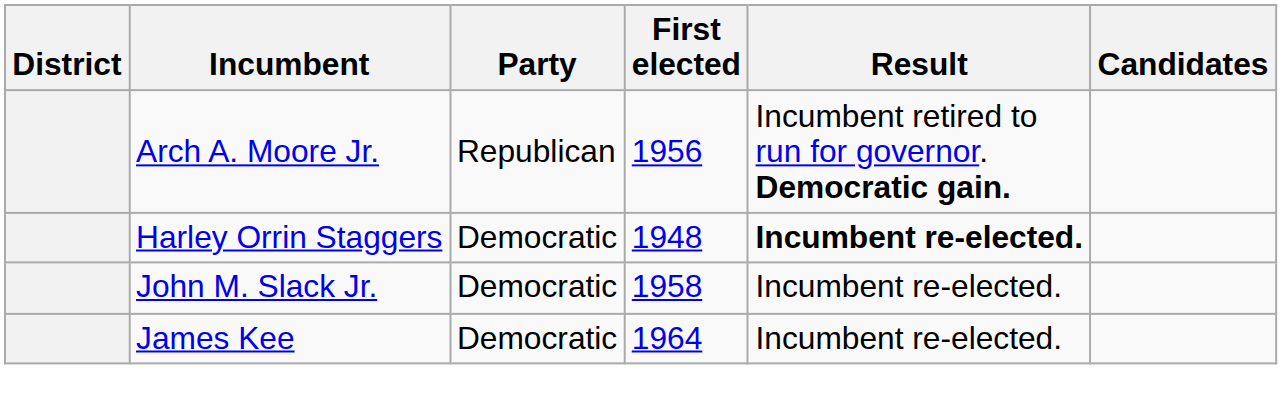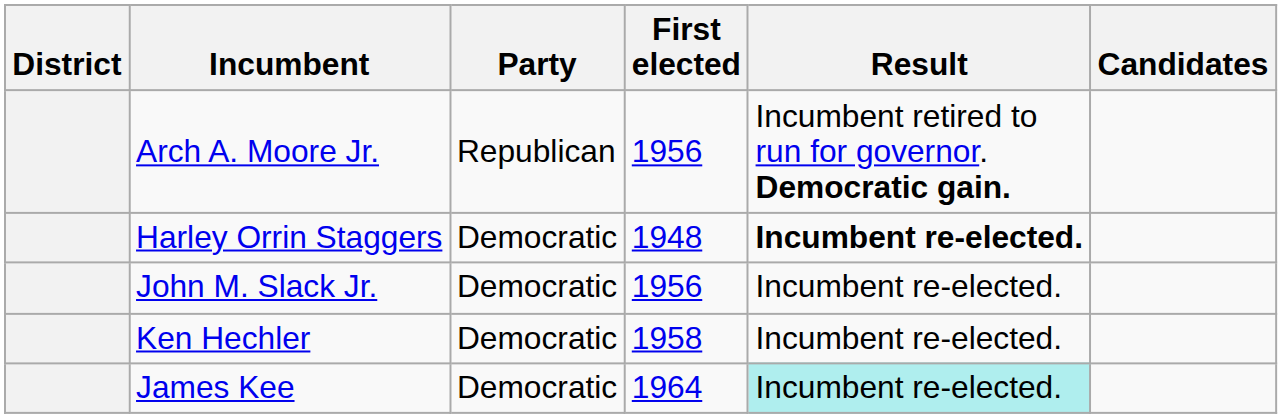(667, 287) 1958 -> (667, 287) 1956
+ row: (223, 337)
(909, 337) no background -> (909, 387) paleturquoise background
